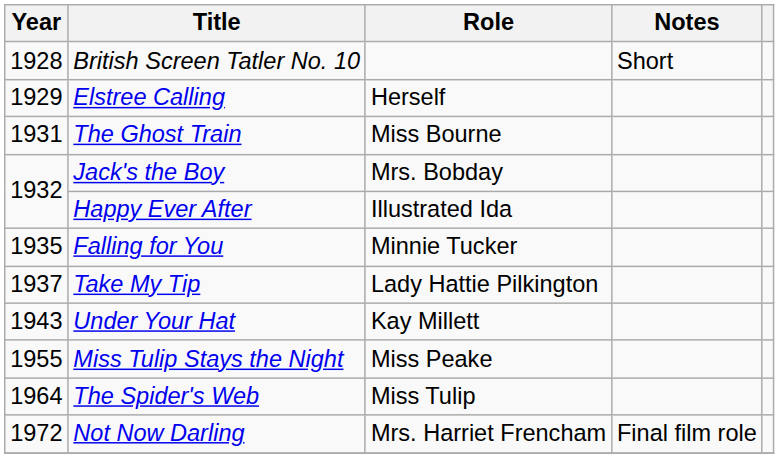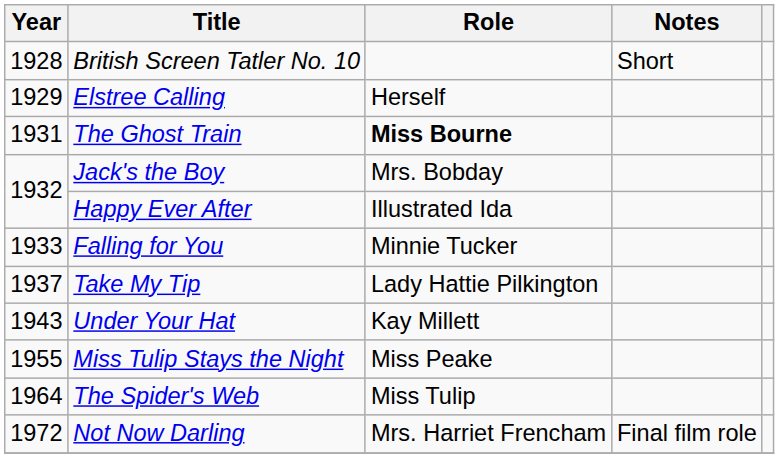(436, 135) normal -> (441, 135) bold
(36, 246) 1935 -> (36, 246) 1933
